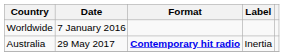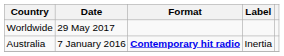(91, 28) 7 January 2016 -> (86, 28) 29 May 2017
(86, 43) 29 May 2017 -> (91, 43) 7 January 2016
